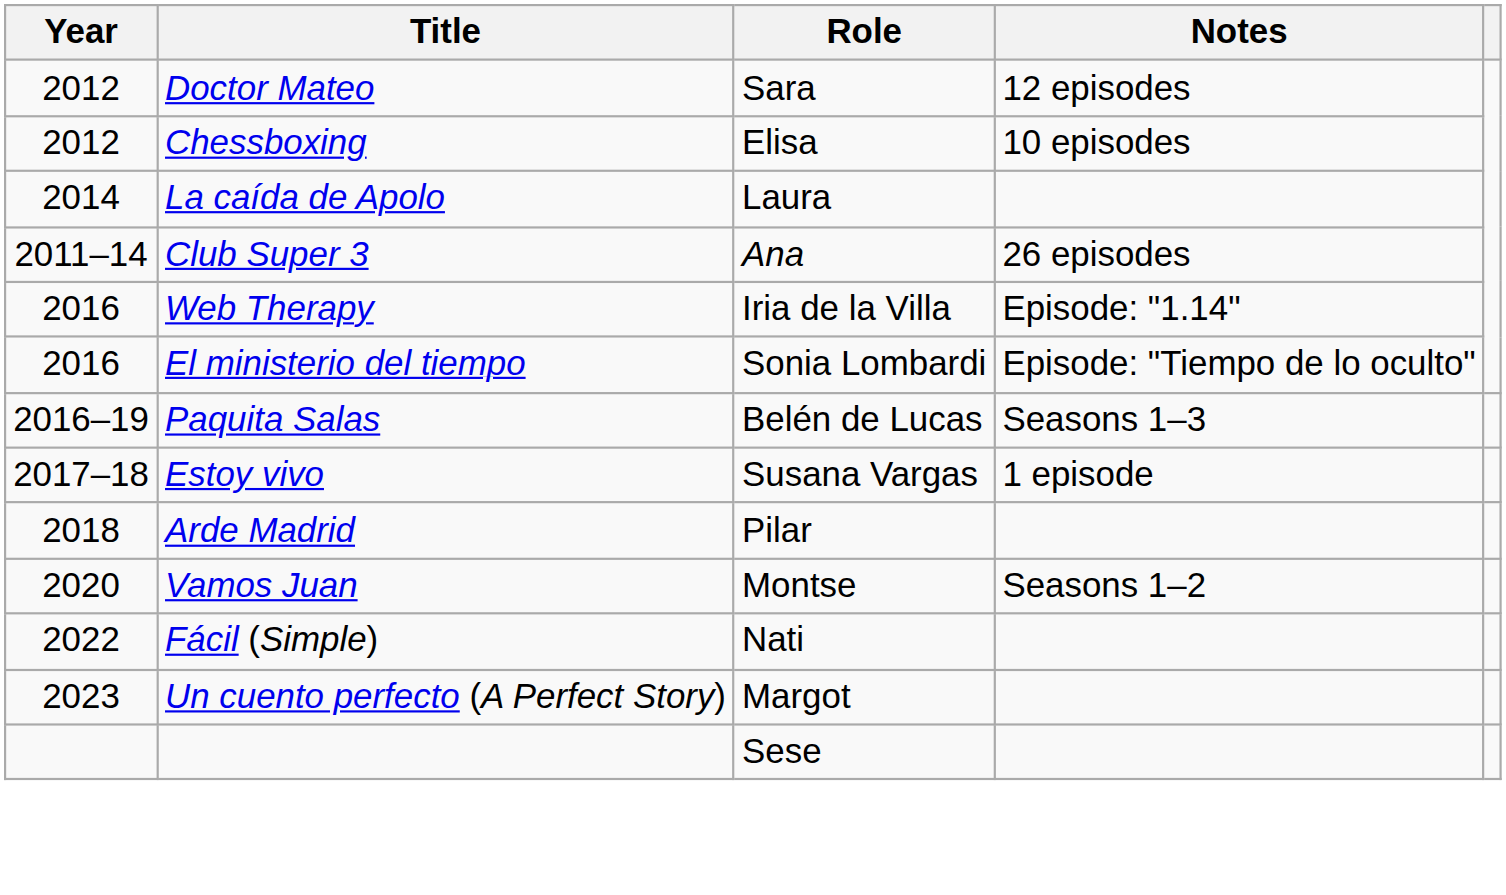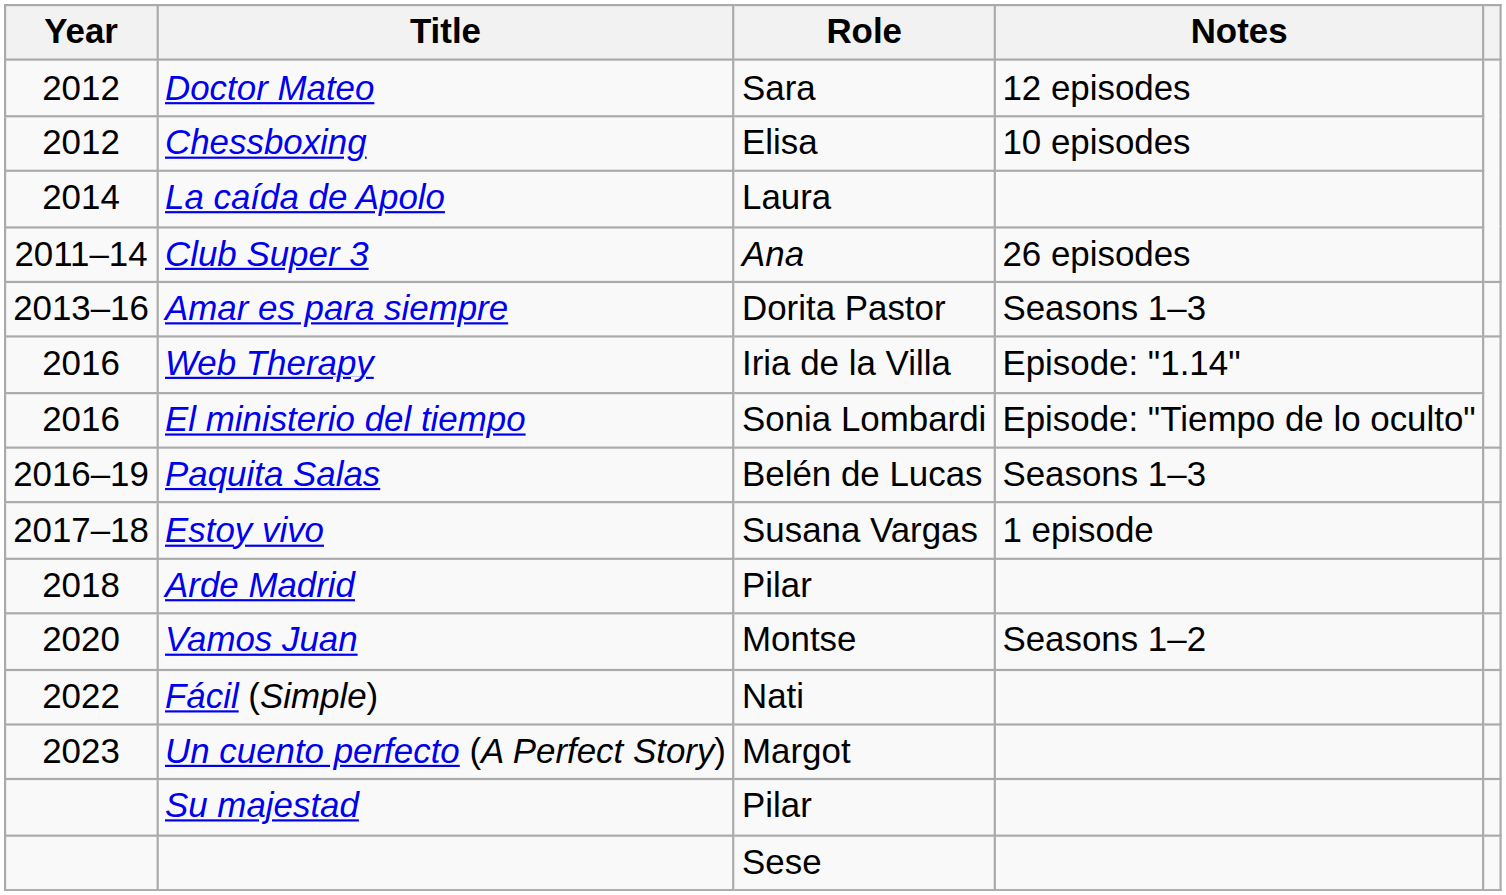+ row: (337, 308)
+ row: (262, 806)
